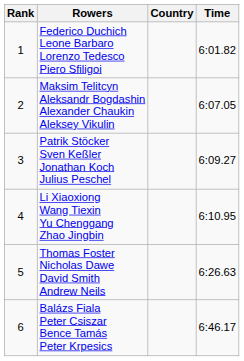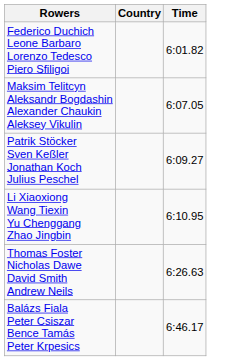- column: (21, 13)
